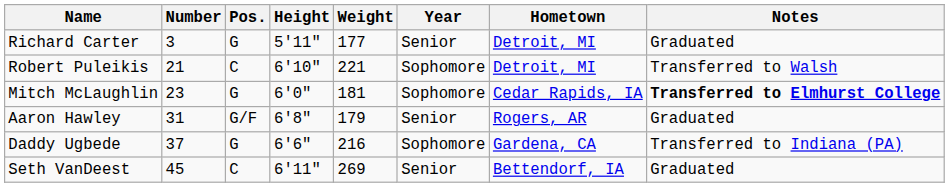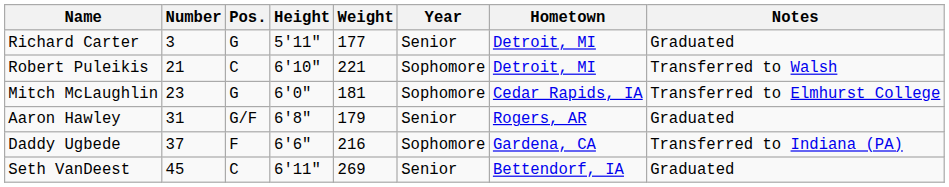(795, 94) bold -> (795, 94) normal
(234, 144) G -> (234, 144) F
